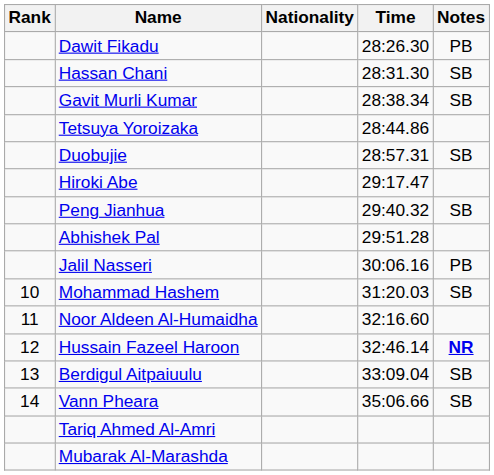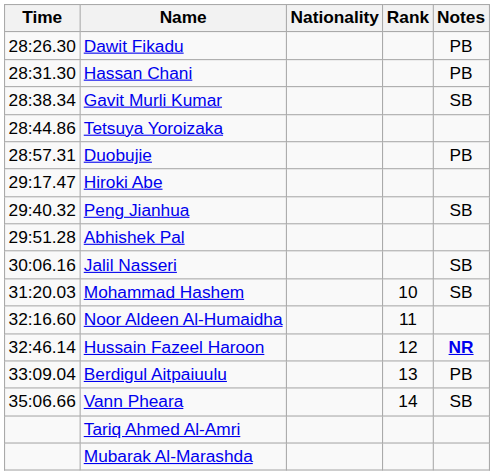columns swapped: (30, 18) <-> (395, 18)
(461, 73) SB -> (461, 73) PB
(461, 155) SB -> (461, 155) PB
(461, 264) PB -> (461, 264) SB
(461, 374) SB -> (461, 374) PB
